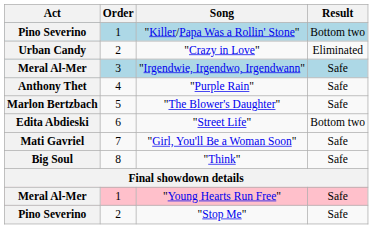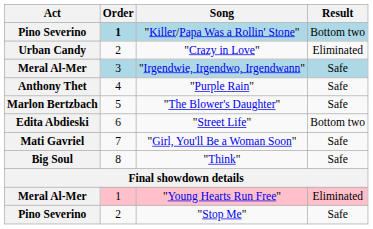(118, 31) normal -> (118, 31) bold
(338, 196) Safe -> (338, 196) Eliminated
